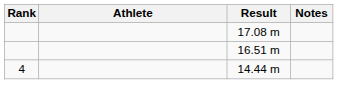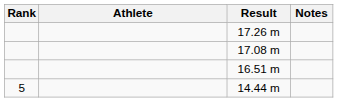+ row: (259, 32)
(22, 69) 4 -> (22, 87) 5
